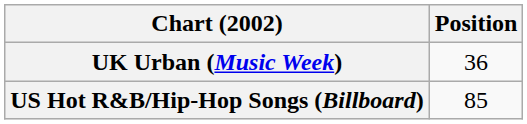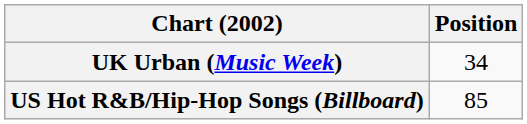(476, 61) 36 -> (476, 61) 34
